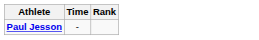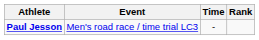+ column: (132, 12)
